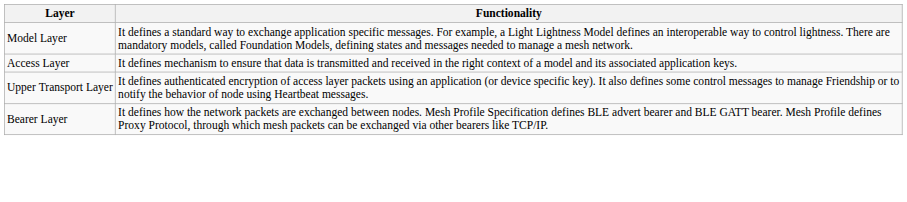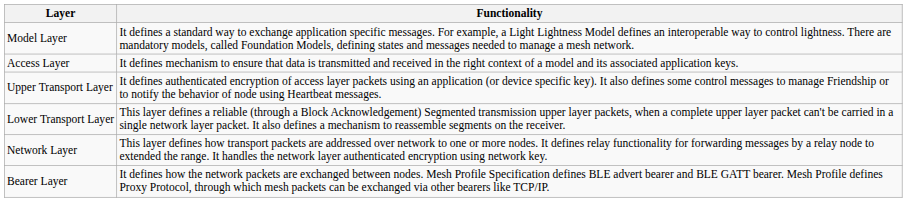+ row: (61, 119)
+ row: (42, 150)
